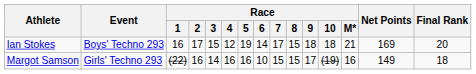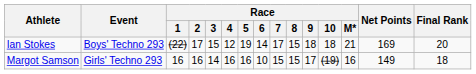(178, 45) 16 -> (178, 45) (22)
(178, 61) (22) -> (178, 61) 16
